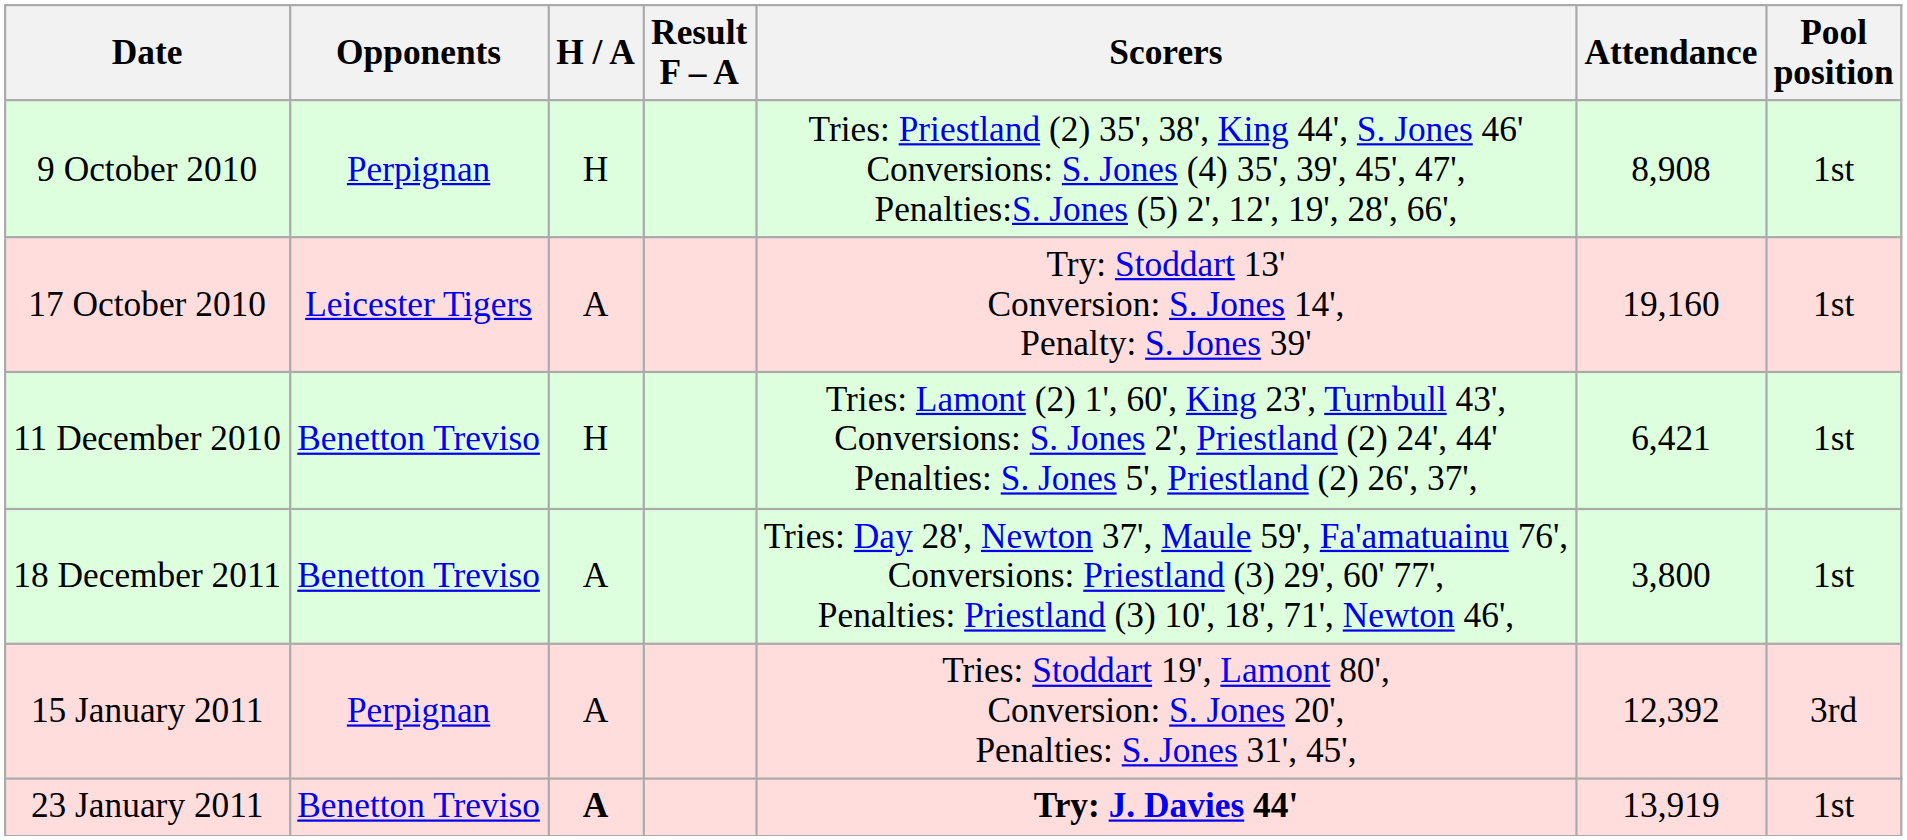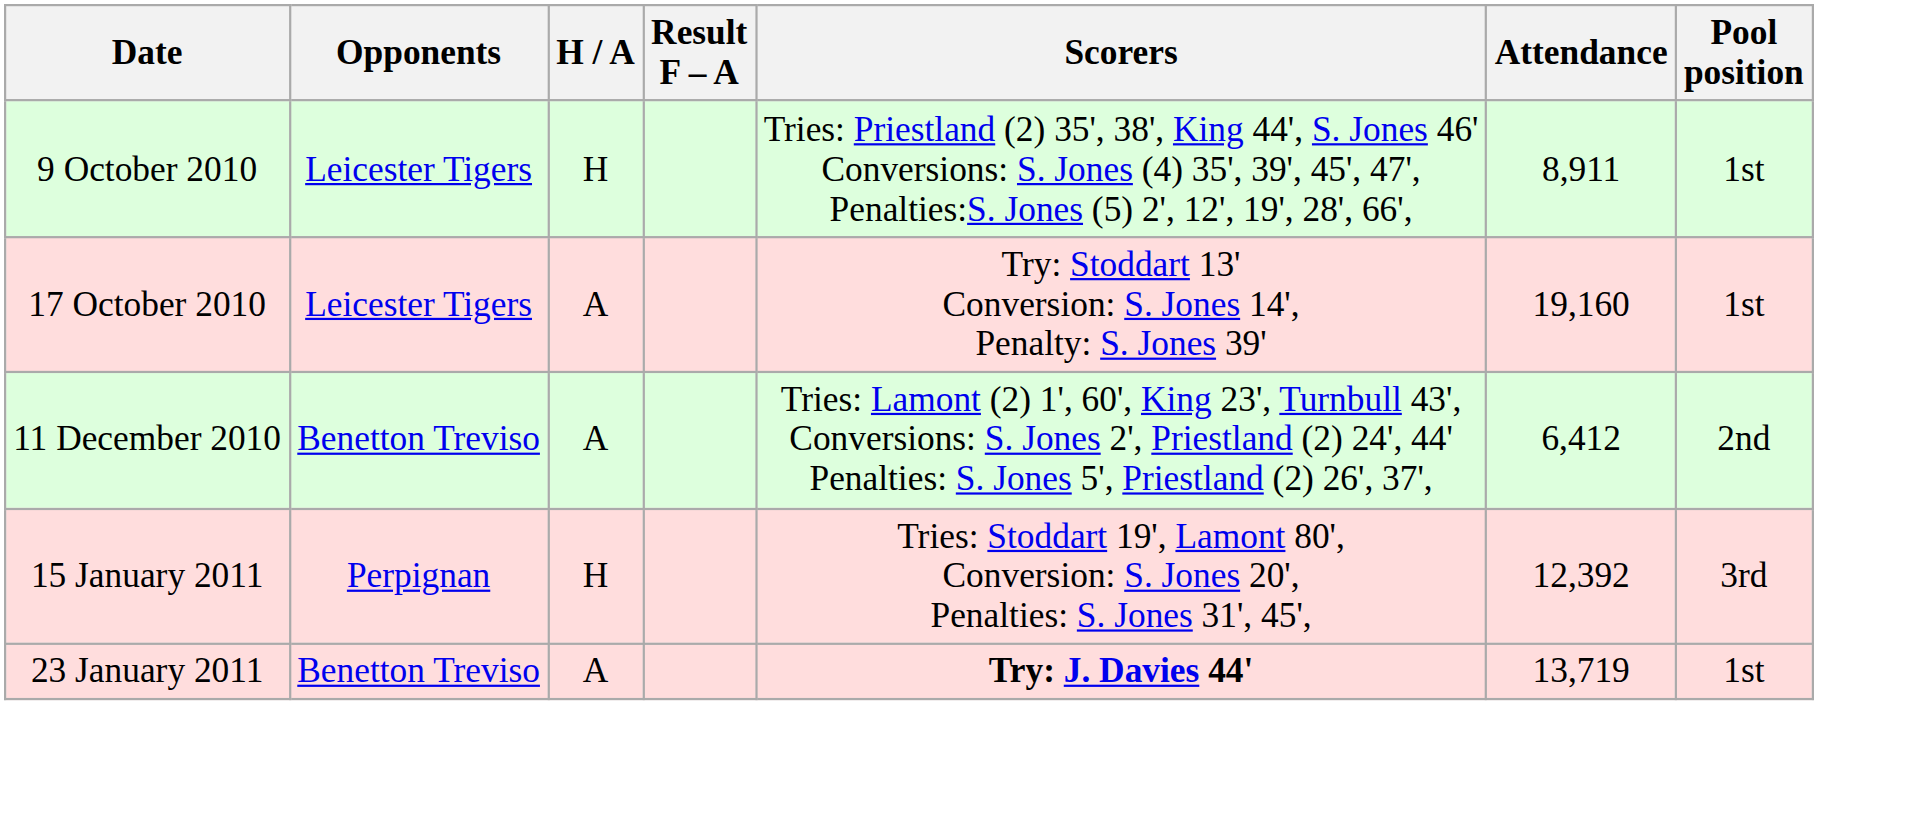(419, 168) Perpignan -> (419, 168) Leicester Tigers
(1671, 168) 8,908 -> (1581, 168) 8,911
(596, 439) H -> (596, 439) A
(1671, 439) 6,421 -> (1581, 439) 6,412
(1834, 439) 1st -> (1744, 439) 2nd
- row: (147, 575)
(596, 710) A -> (596, 575) H
(596, 806) bold -> (596, 670) normal
(1671, 806) 13,919 -> (1581, 670) 13,719
